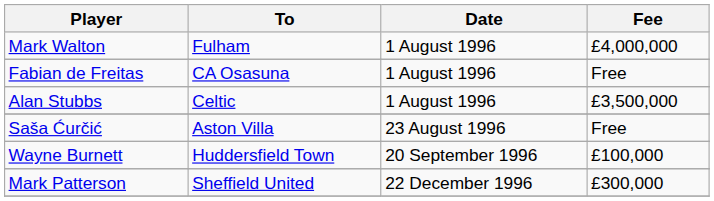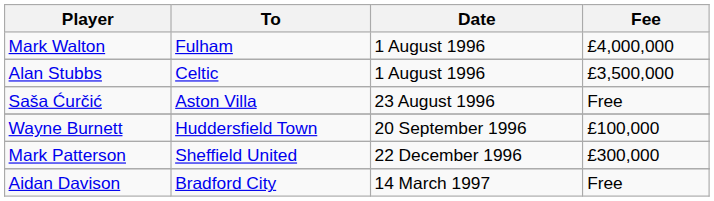- row: (76, 73)
+ row: (64, 183)
